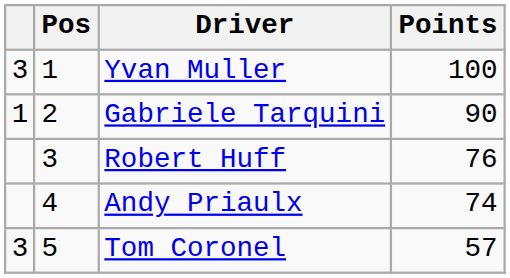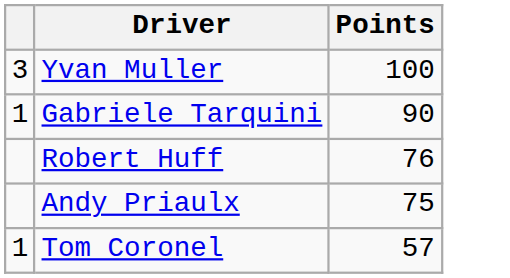- column: (66, 28)
(481, 206) 74 -> (418, 206) 75
(20, 250) 3 -> (20, 250) 1
